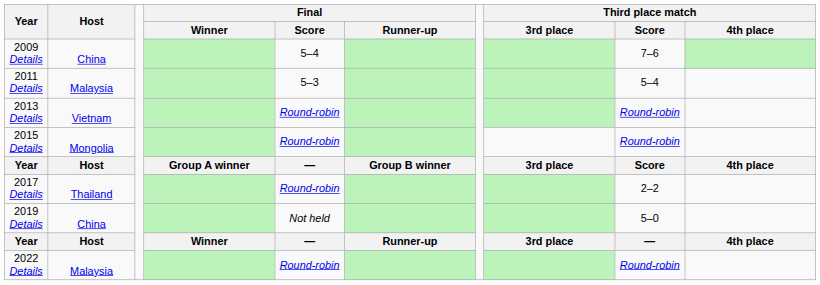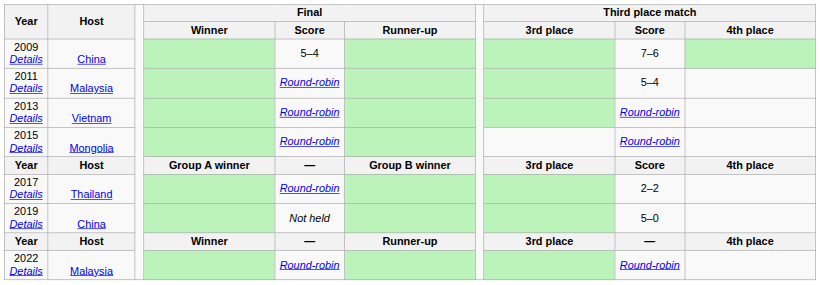(310, 83) 5–3 -> (310, 83) Round-robin
